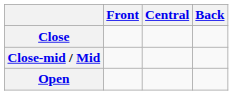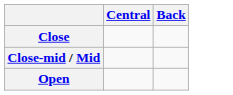- column: (123, 15)
